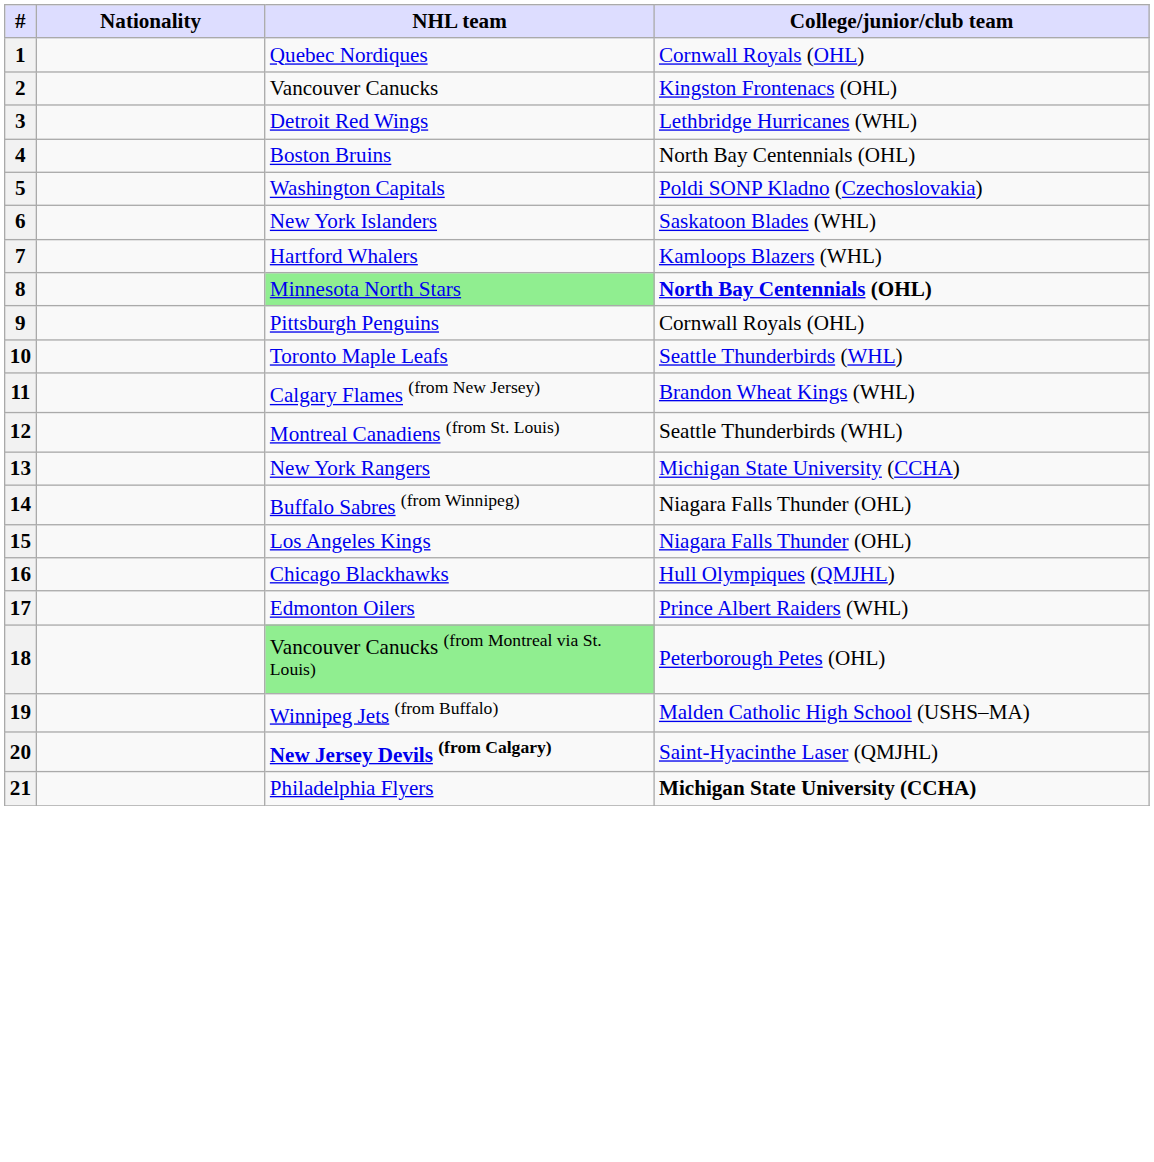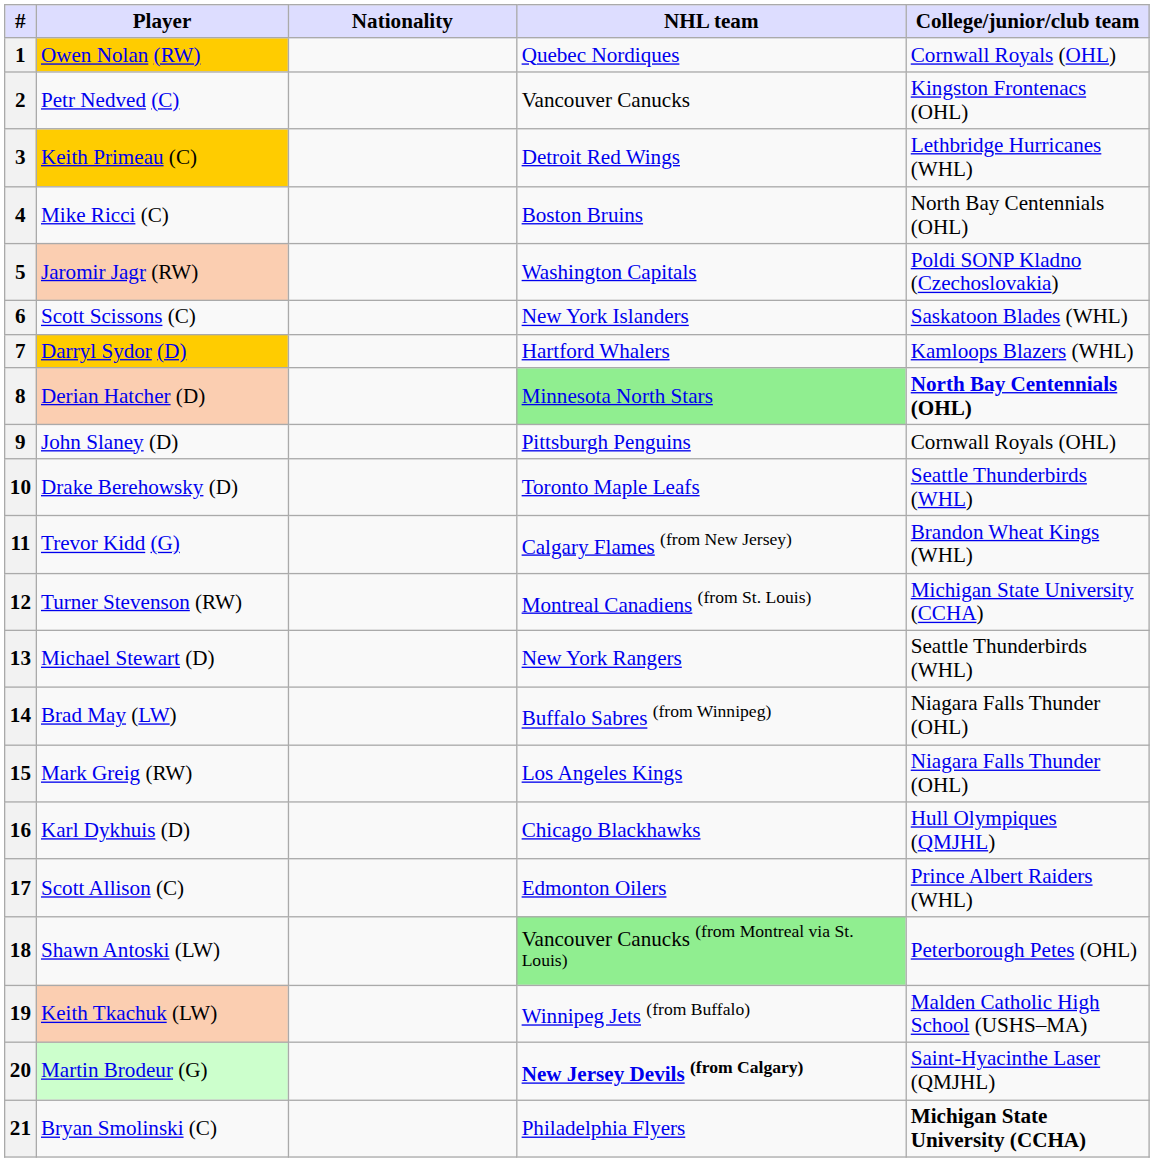+ column: (162, 21)
(781, 431) Seattle Thunderbirds (WHL) -> (1022, 601) Michigan State University (CCHA)
(809, 468) Michigan State University (CCHA) -> (999, 658) Seattle Thunderbirds (WHL)
